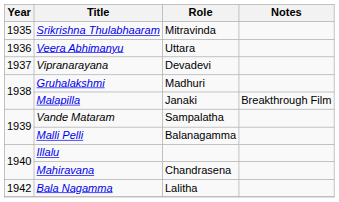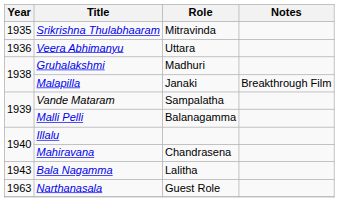- row: (72, 65)
(19, 188) 1942 -> (19, 170) 1943
+ row: (69, 188)
